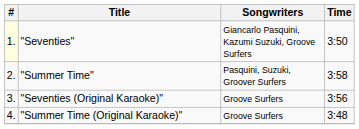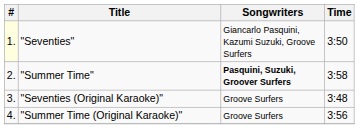(257, 76) normal -> (259, 76) bold
(337, 98) 3:56 -> (337, 98) 3:48
(337, 115) 3:48 -> (337, 115) 3:56
